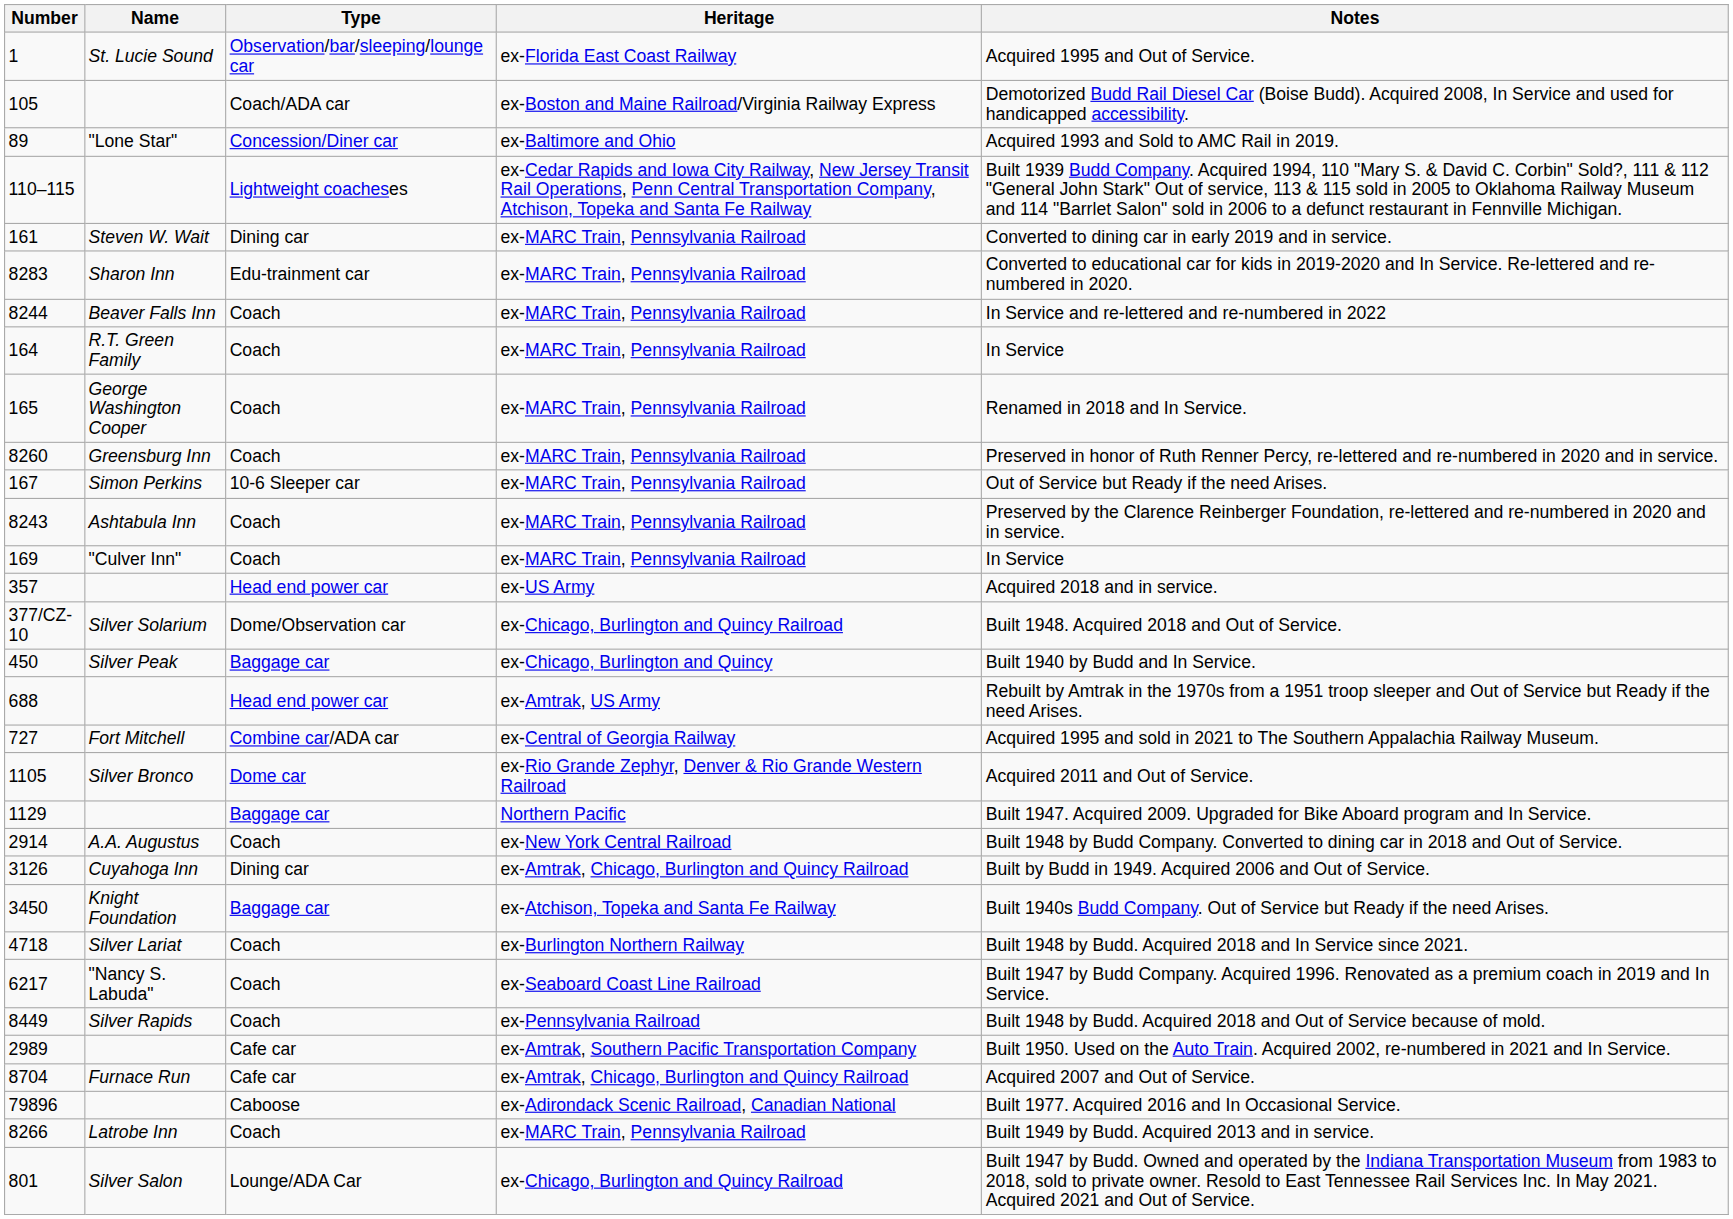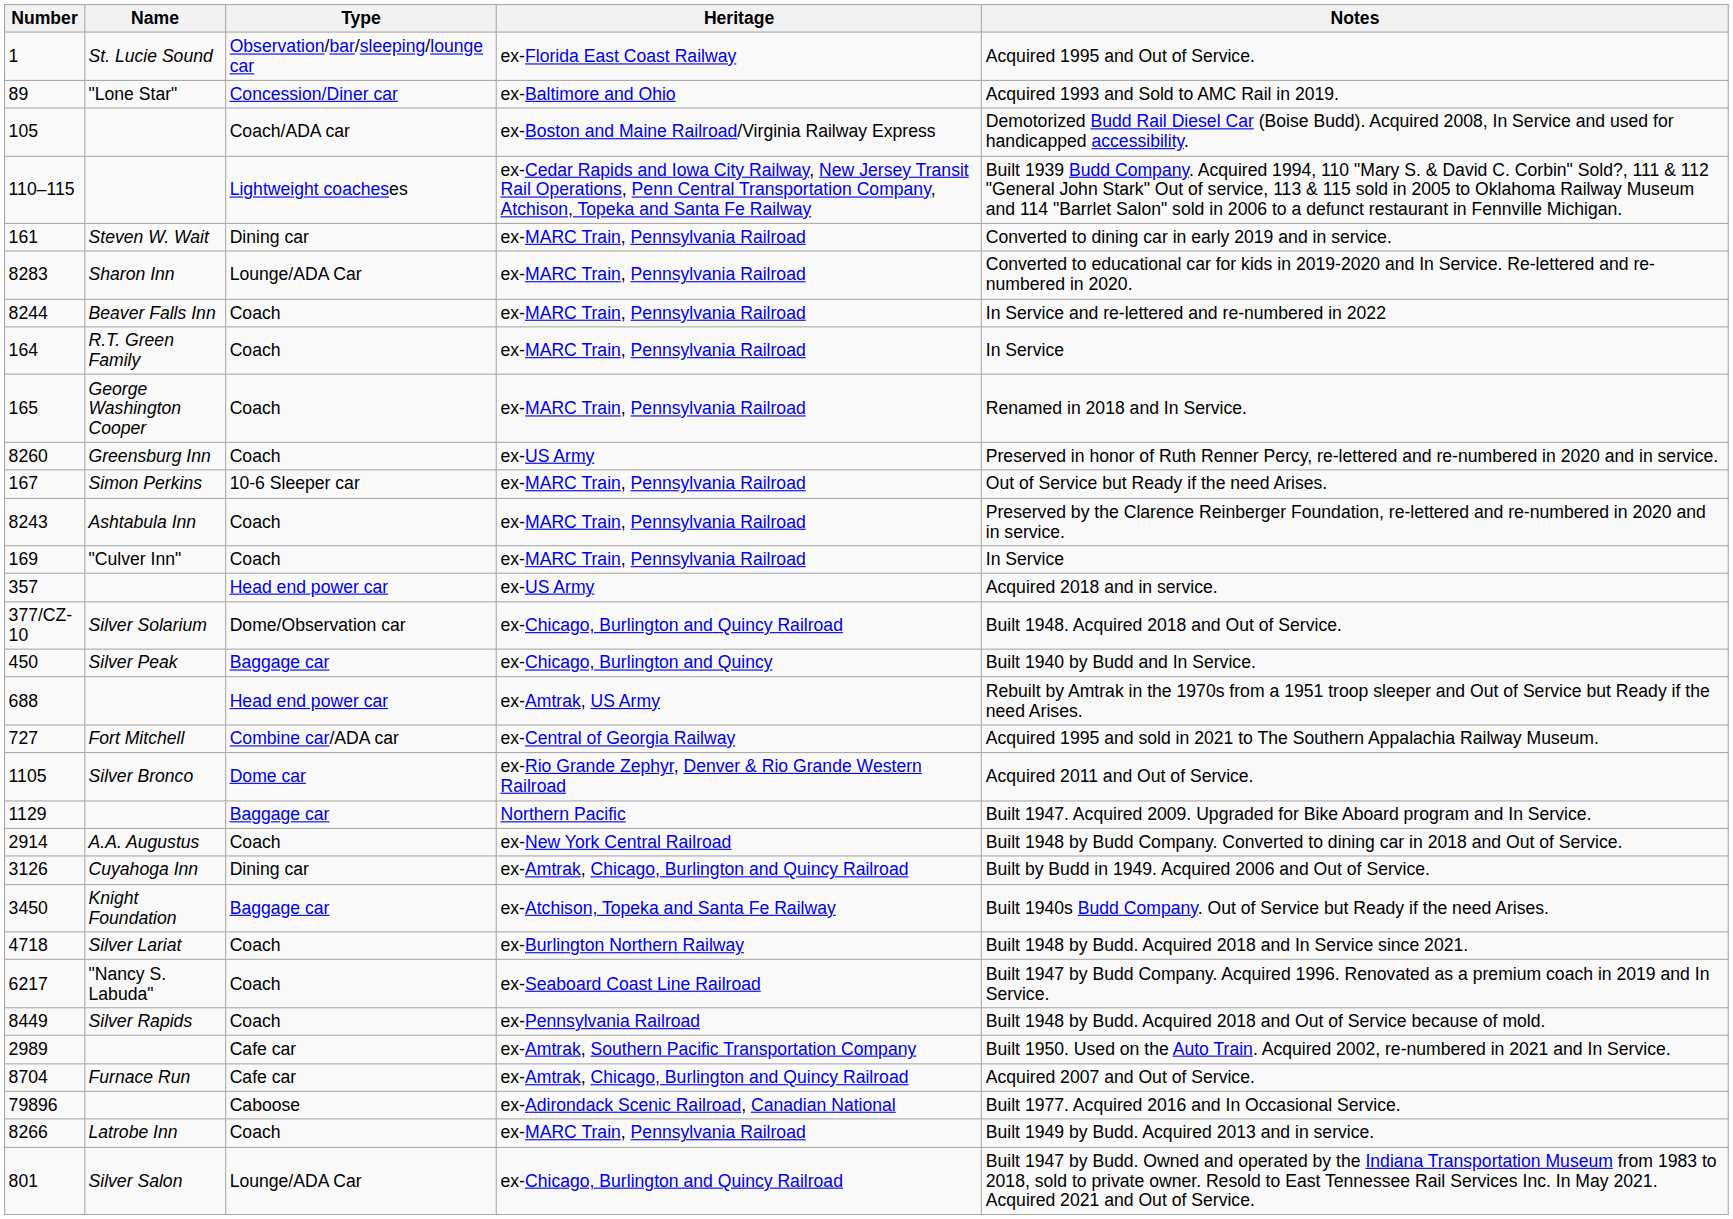rows swapped: (18, 141) <-> (23, 103)
(300, 275) Edu-trainment car -> (296, 275) Lounge/ADA Car
(653, 455) ex-MARC Train, Pennsylvania Railroad -> (547, 455) ex-US Army
